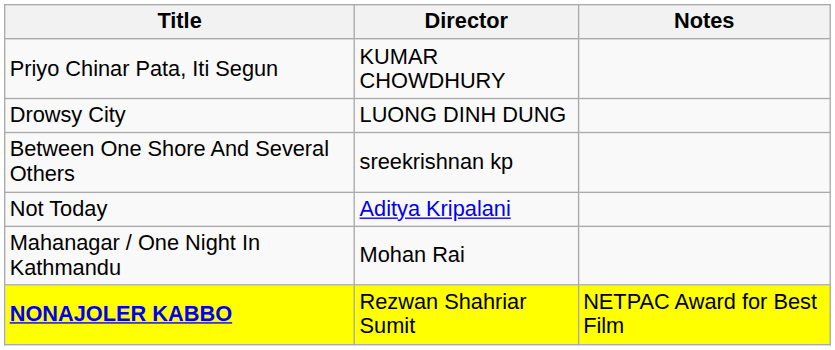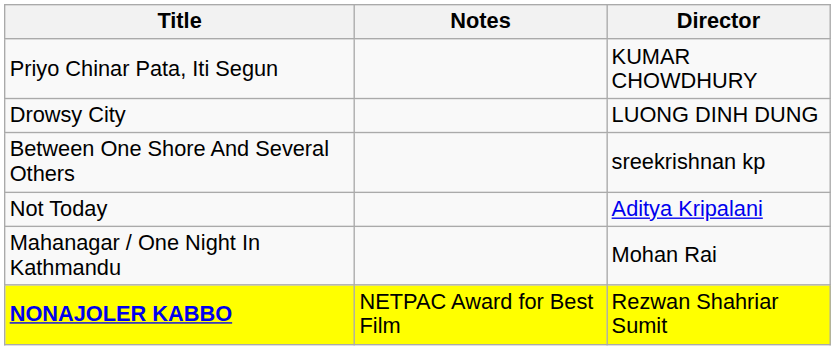columns swapped: (466, 21) <-> (704, 21)
